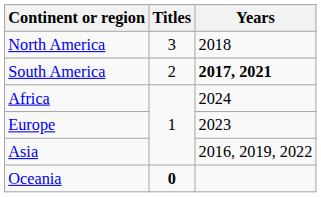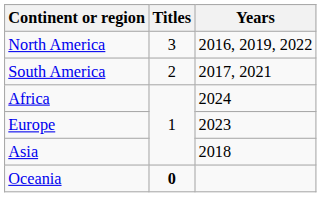(215, 44) 2018 -> (255, 44) 2016, 2019, 2022
(235, 71) bold -> (235, 71) normal
(255, 152) 2016, 2019, 2022 -> (215, 152) 2018
